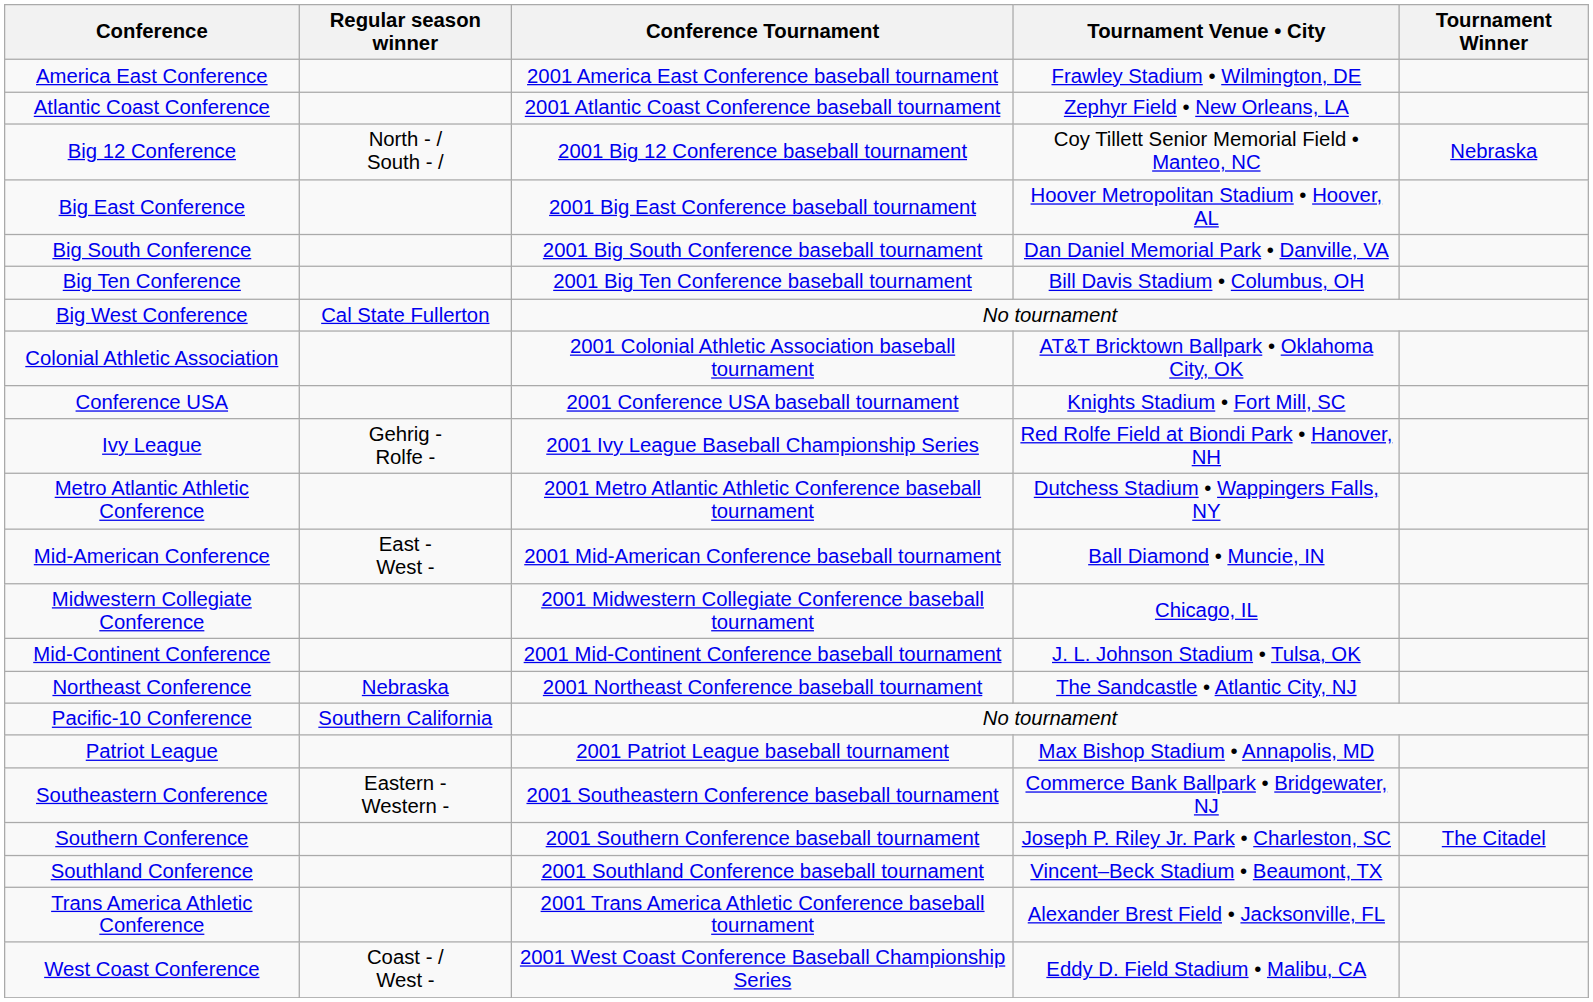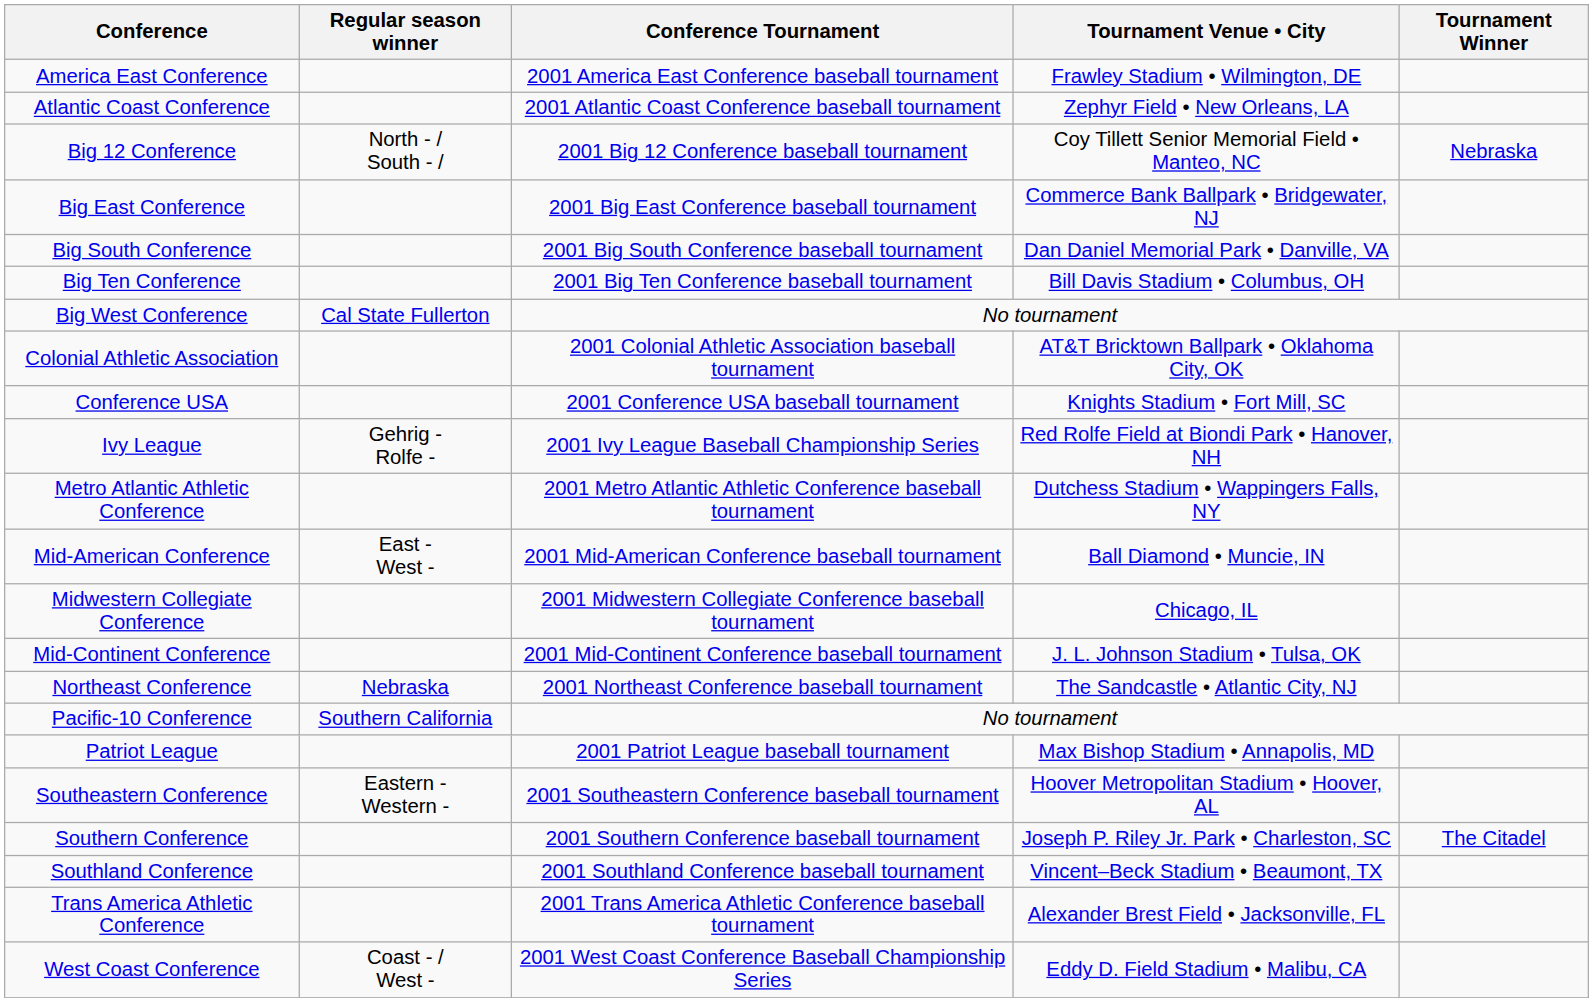(1206, 206) Hoover Metropolitan Stadium • Hoover, AL -> (1206, 206) Commerce Bank Ballpark • Bridgewater, NJ
(1206, 794) Commerce Bank Ballpark • Bridgewater, NJ -> (1206, 794) Hoover Metropolitan Stadium • Hoover, AL
